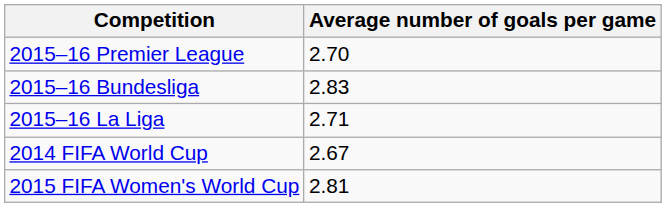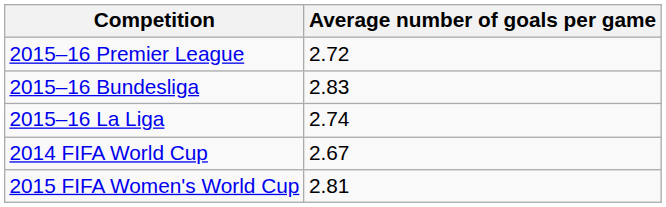(329, 53) 2.70 -> (329, 53) 2.72
(329, 119) 2.71 -> (329, 119) 2.74
